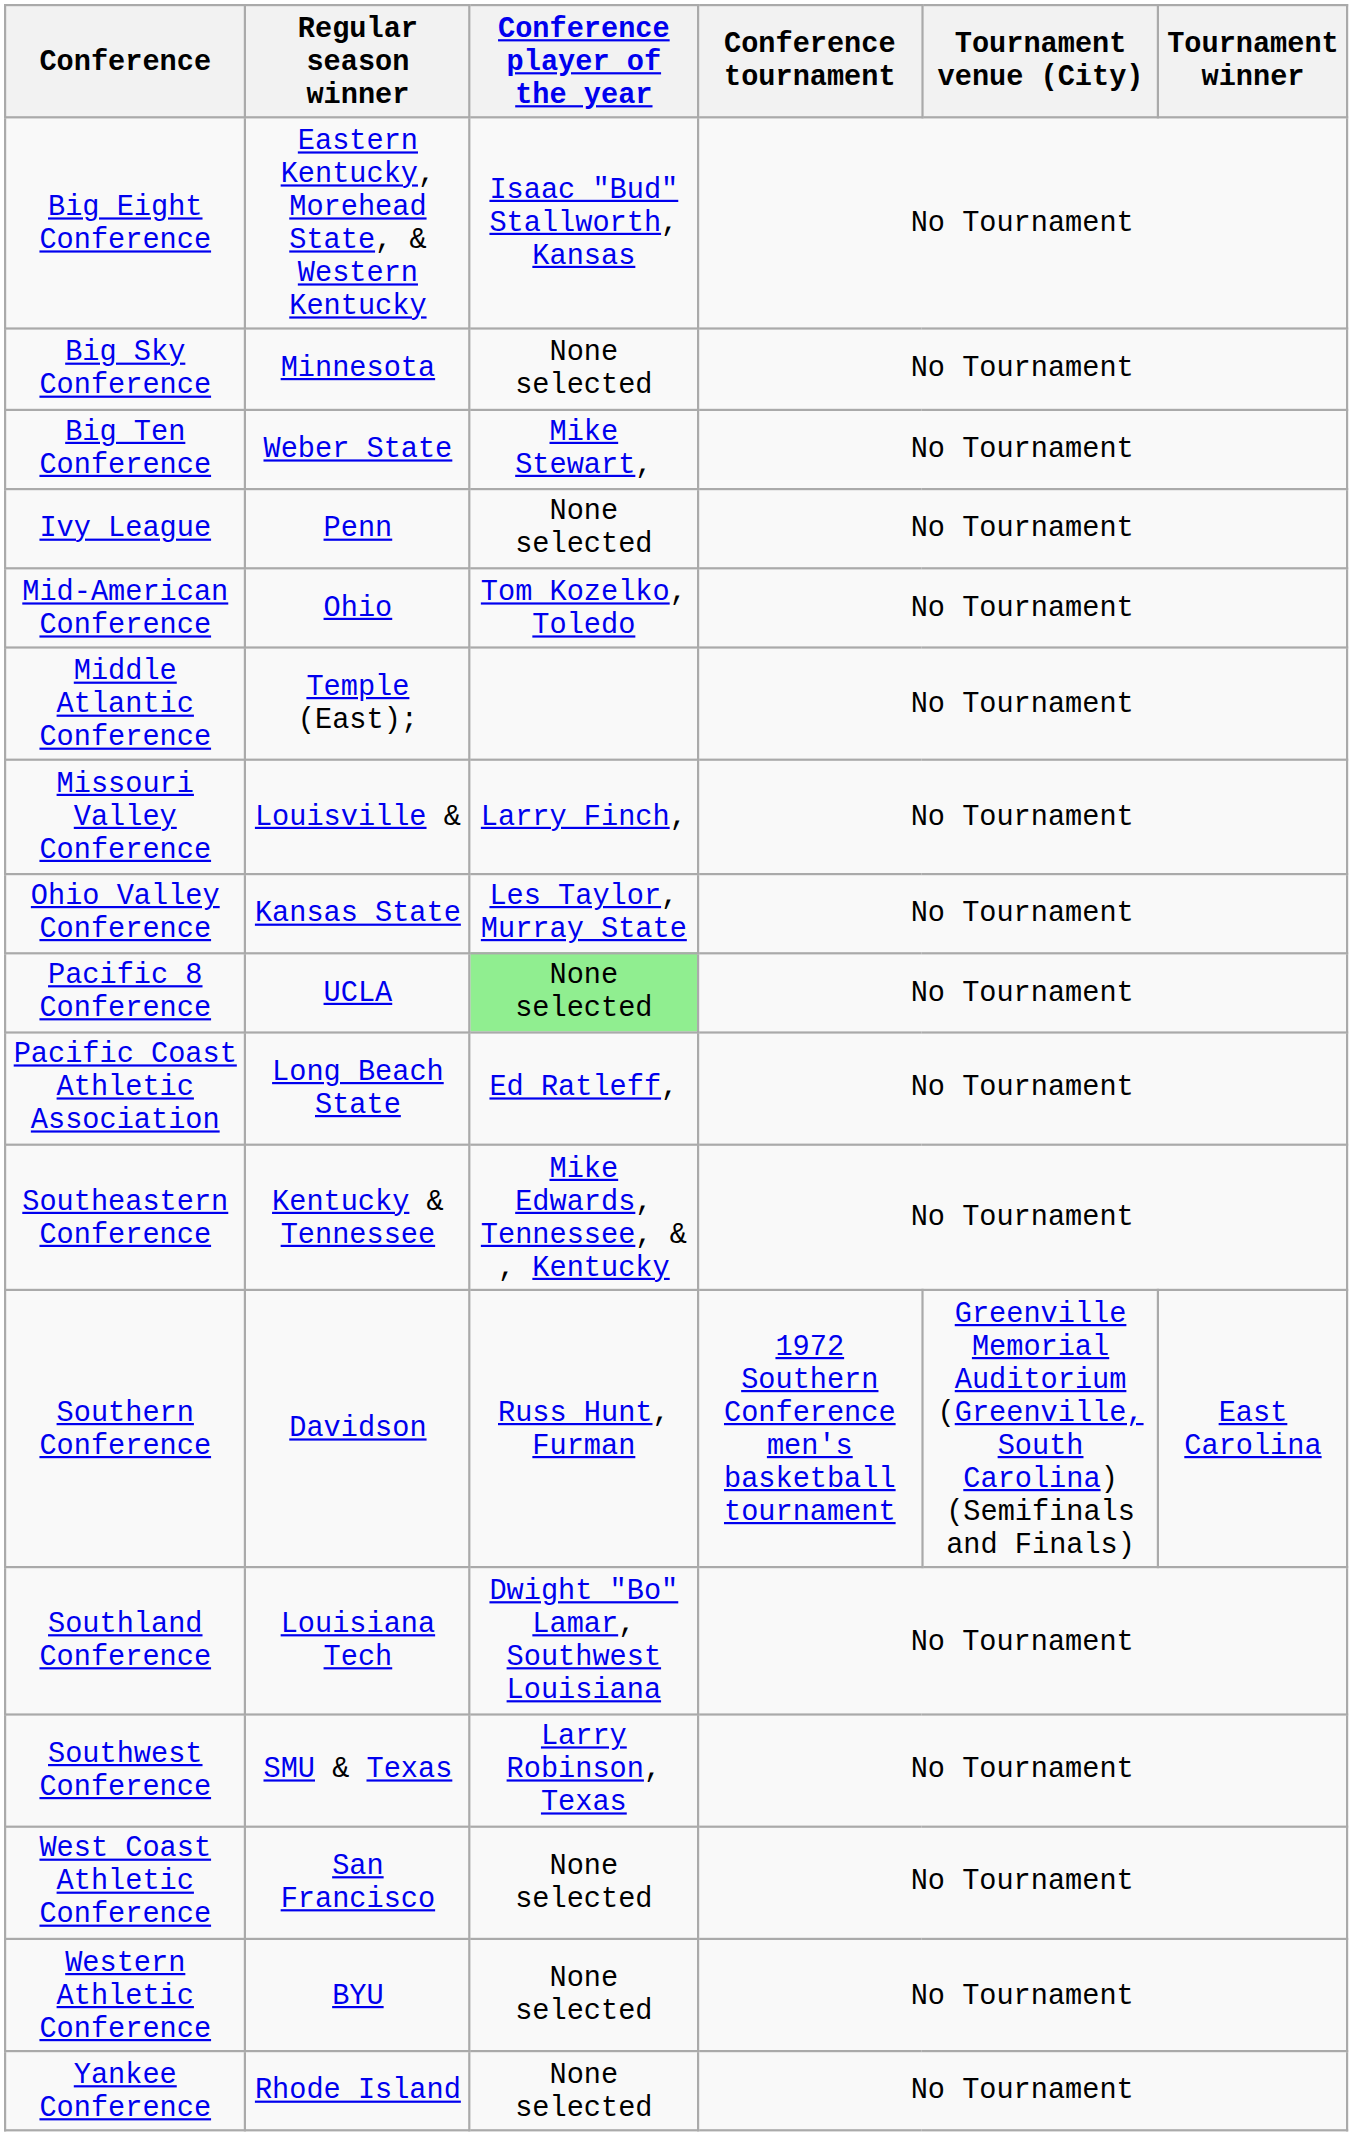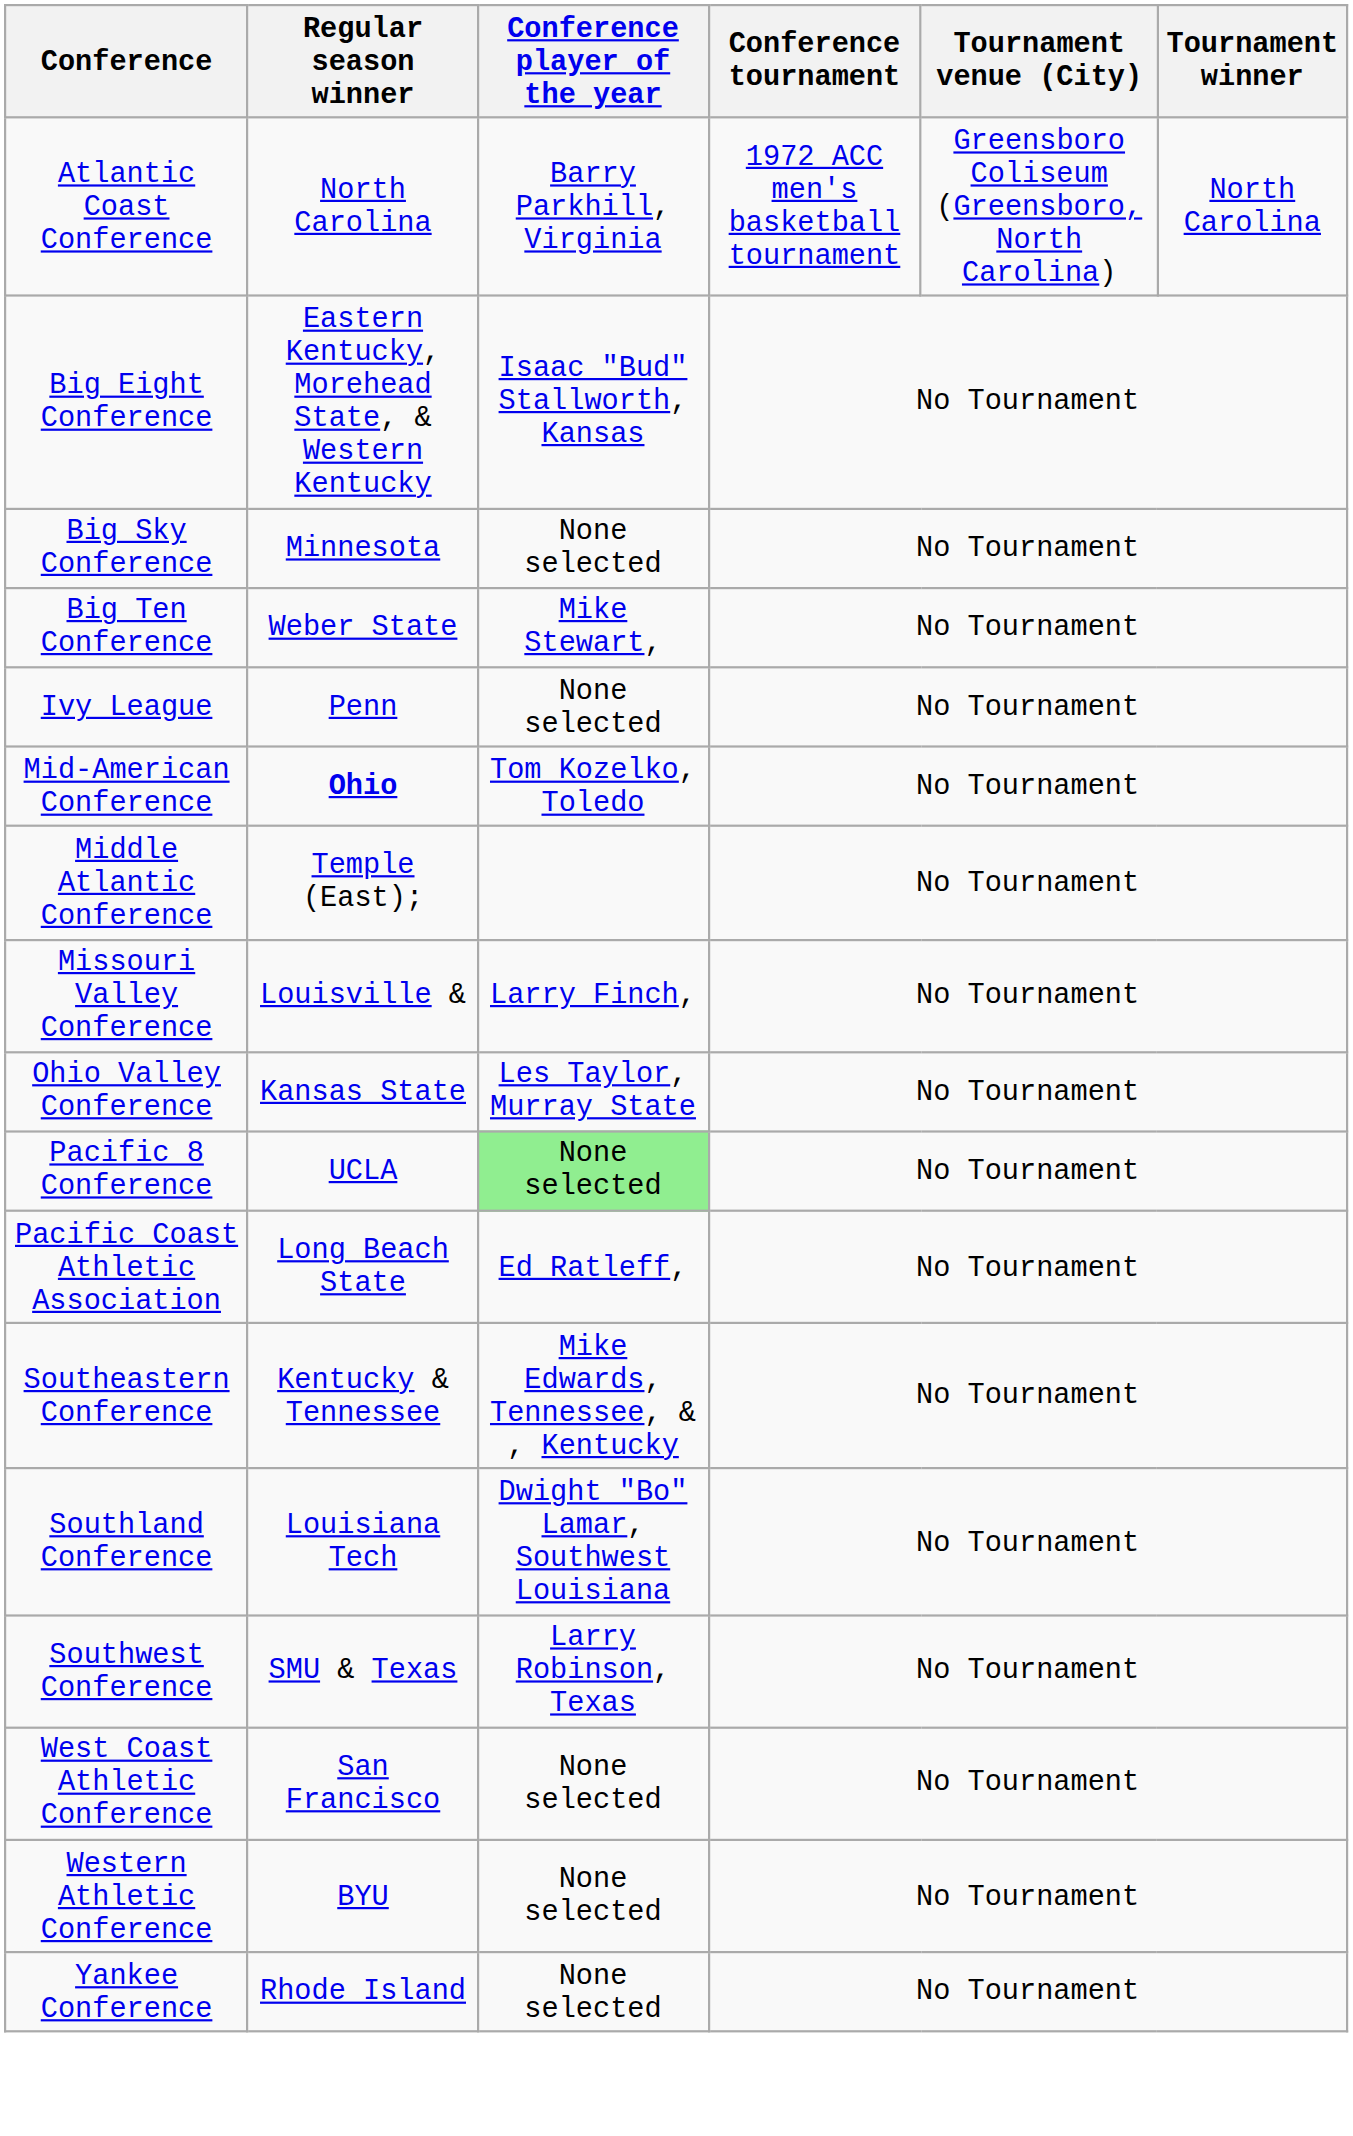+ row: (127, 207)
(358, 608) normal -> (363, 787) bold
- row: (125, 1429)
